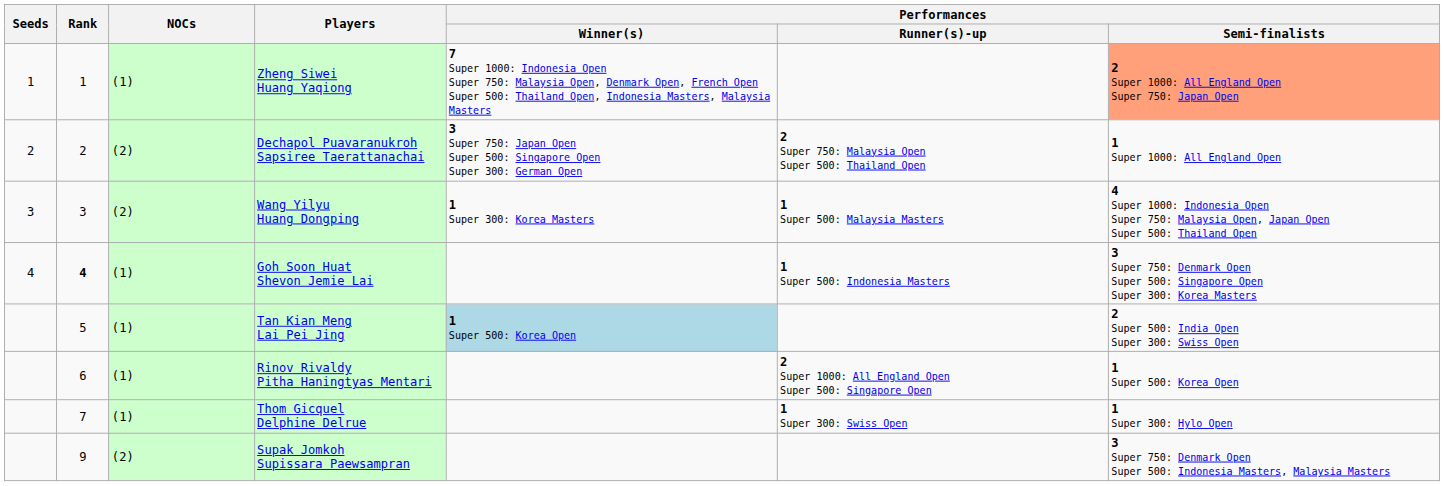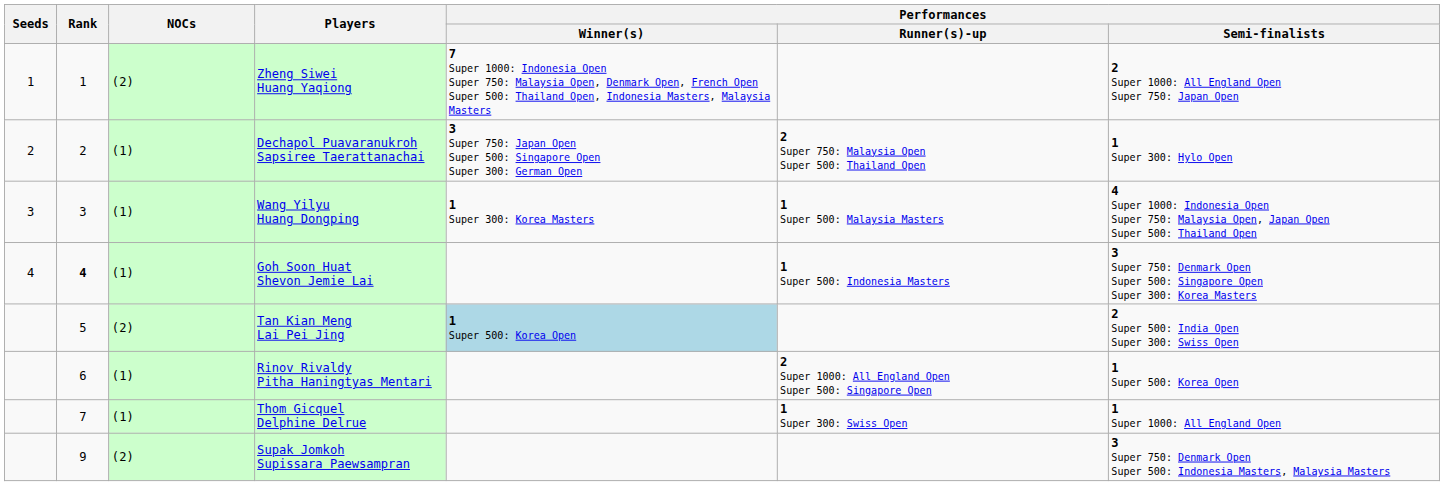(123, 82) (1) -> (123, 82) (2)
(1196, 82) lightsalmon background -> (1196, 82) no background
(123, 150) (2) -> (123, 150) (1)
(1196, 150) 1 Super 1000: All England Open -> (1172, 150) 1 Super 300: Hylo Open
(123, 212) (2) -> (123, 212) (1)
(123, 328) (1) -> (123, 328) (2)
(1172, 416) 1 Super 300: Hylo Open -> (1196, 416) 1 Super 1000: All England Open
